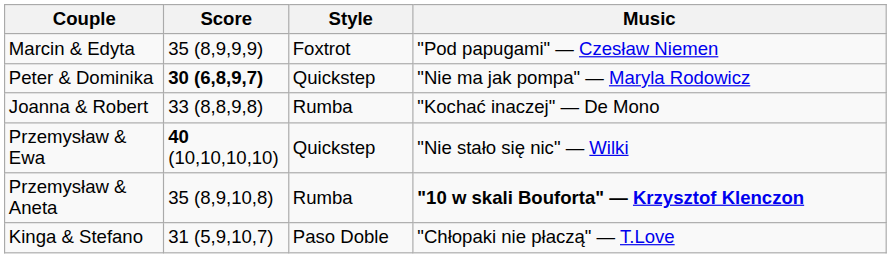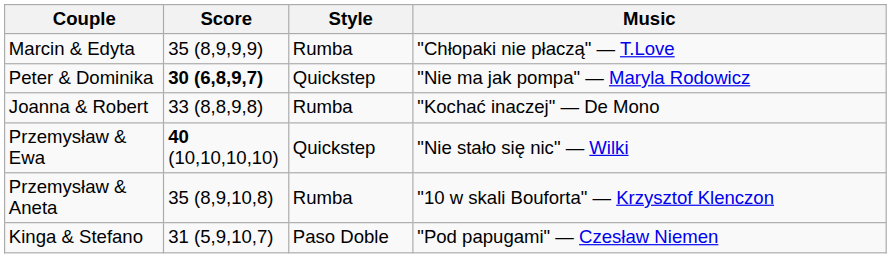(322, 48) Foxtrot -> (323, 48) Rumba
(568, 48) "Pod papugami" — Czesław Niemen -> (546, 48) "Chłopaki nie płaczą" — T.Love
(611, 197) bold -> (596, 197) normal
(546, 237) "Chłopaki nie płaczą" — T.Love -> (568, 237) "Pod papugami" — Czesław Niemen
